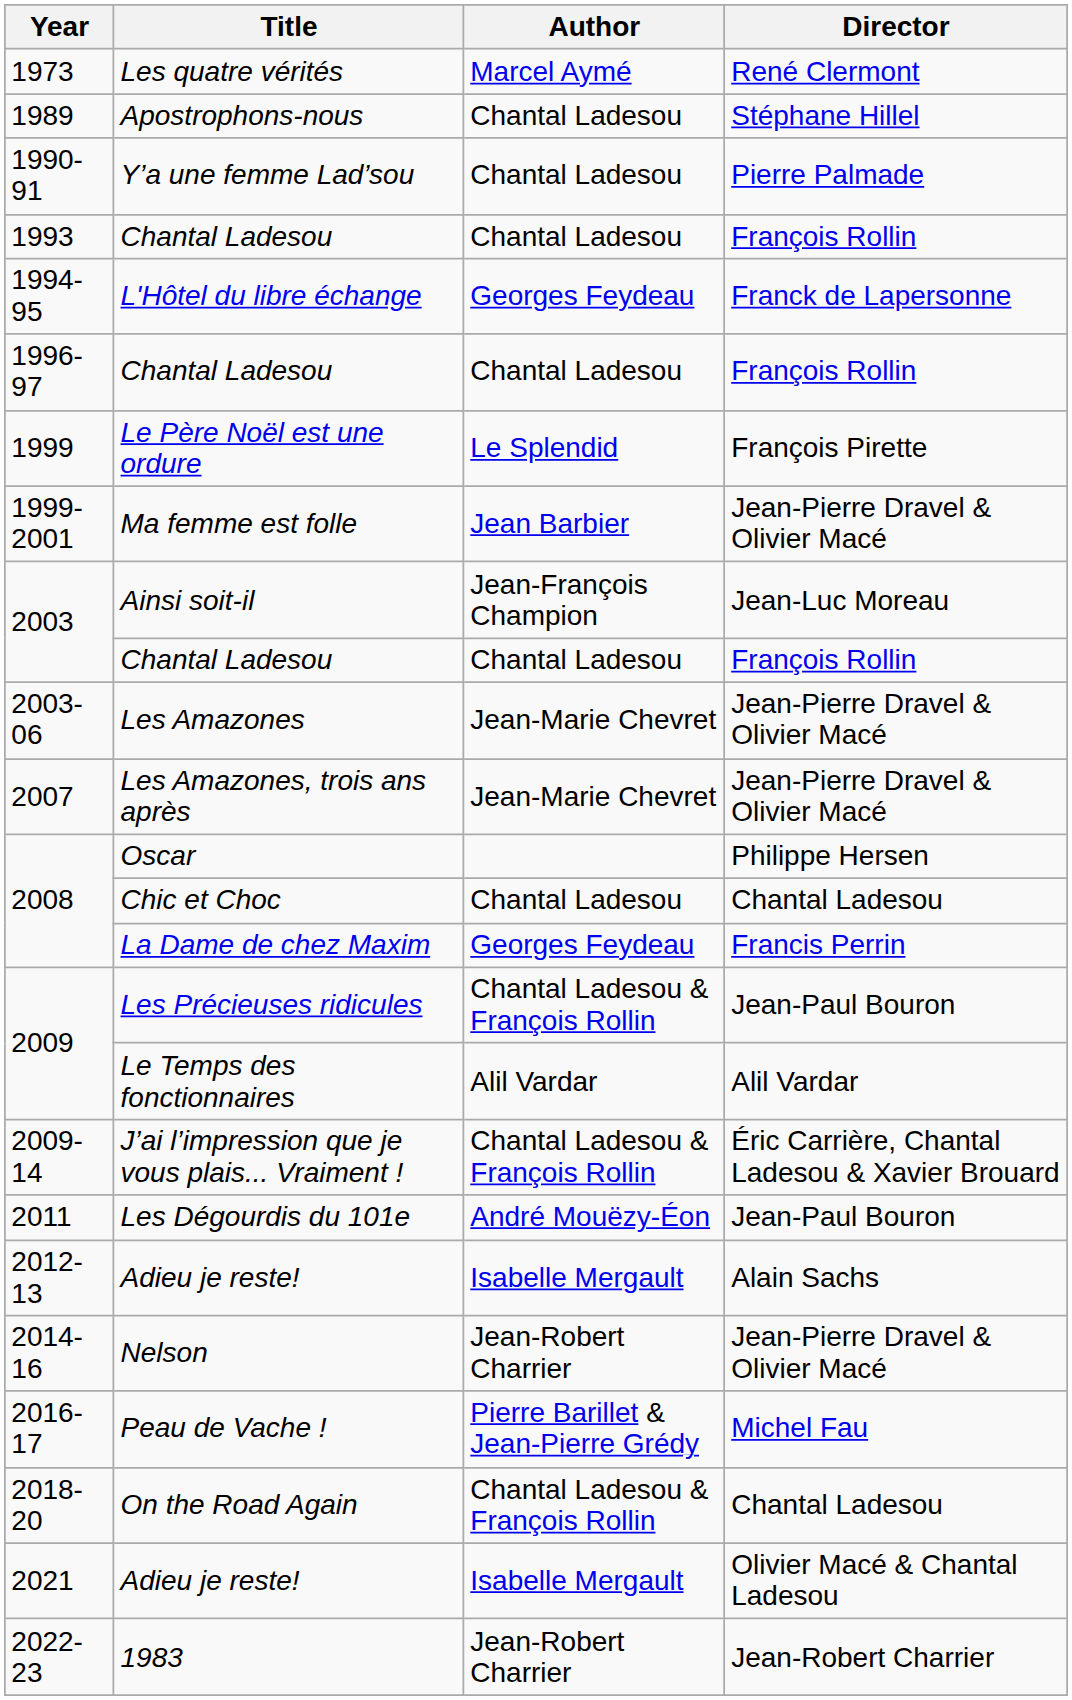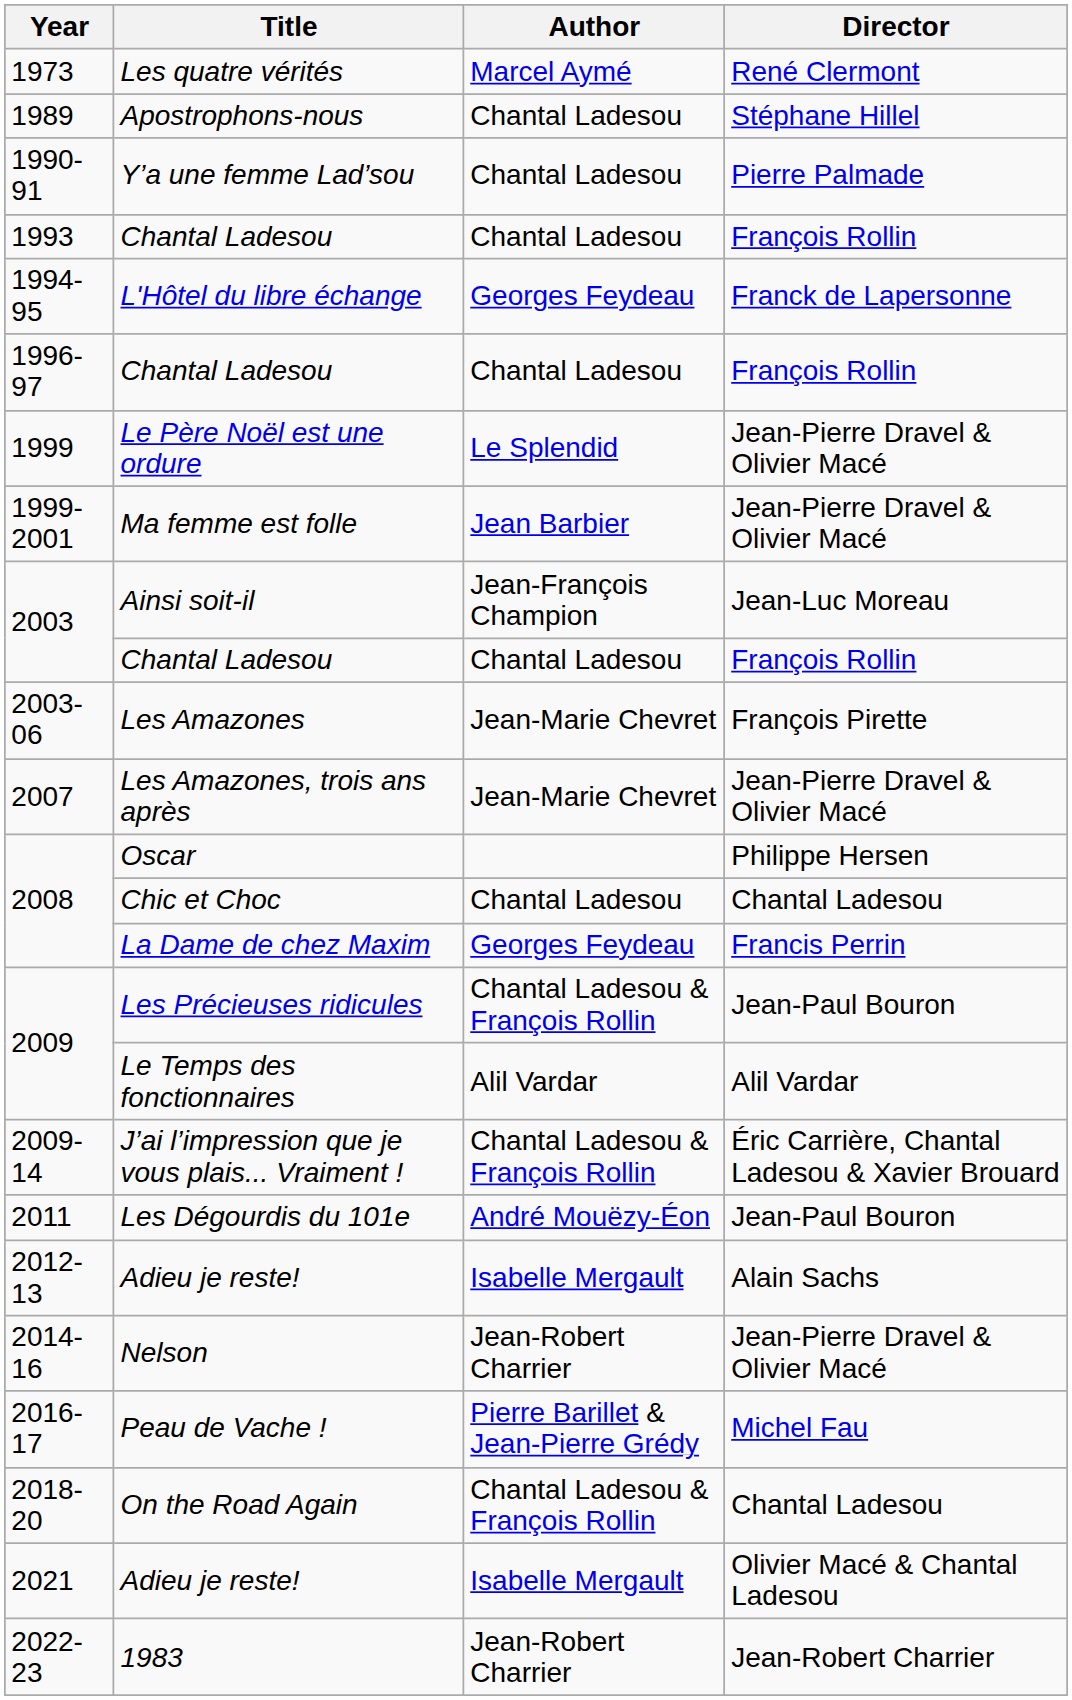(829, 447) François Pirette -> (861, 447) Jean-Pierre Dravel & Olivier Macé
(861, 719) Jean-Pierre Dravel & Olivier Macé -> (829, 719) François Pirette
